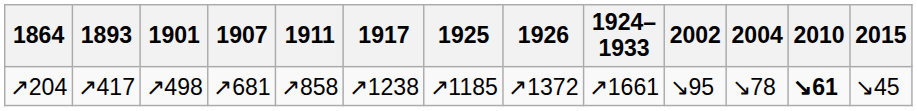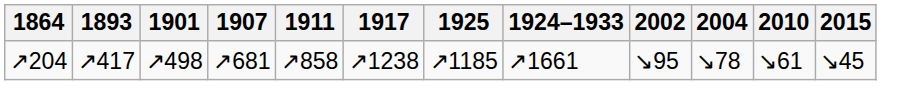- column: (543, 35)
(816, 86) bold -> (780, 60) normal
